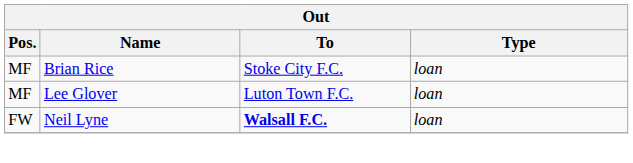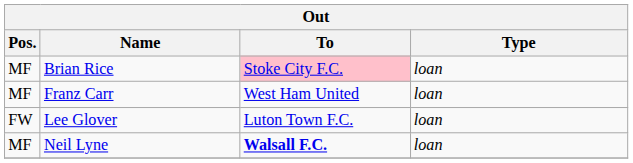(293, 68) no background -> (293, 68) pink background
+ row: (79, 94)
(20, 94) MF -> (20, 119) FW
(20, 119) FW -> (20, 145) MF
